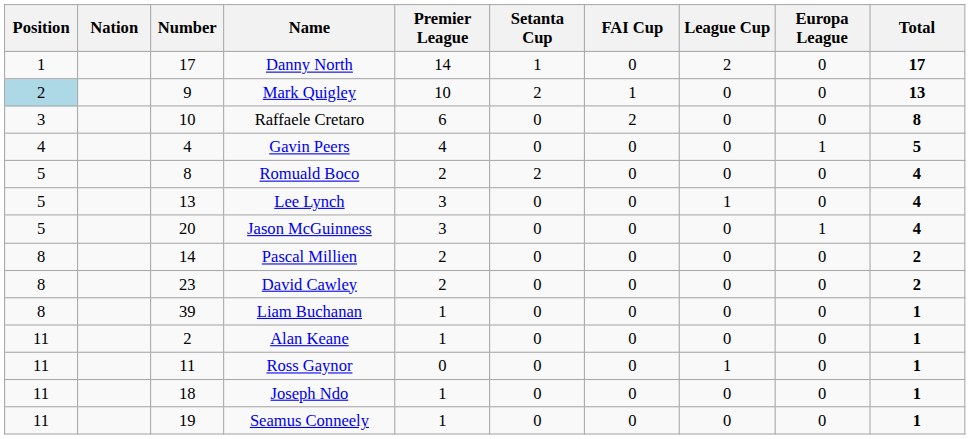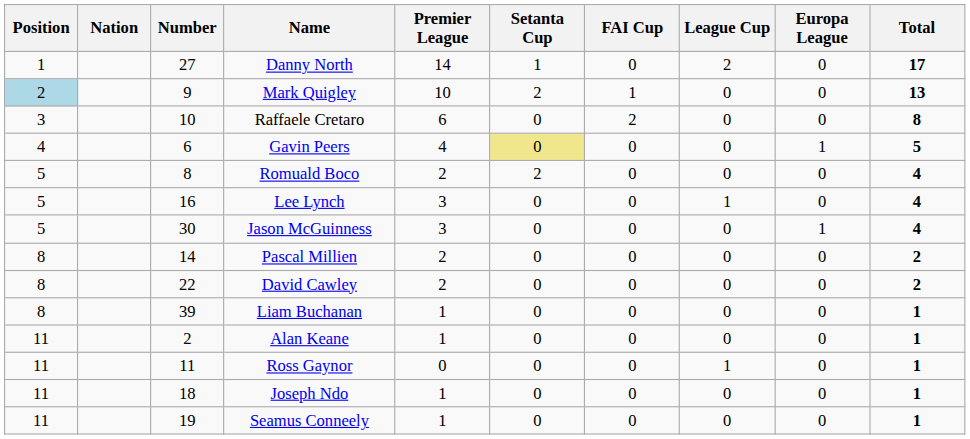(187, 65) 17 -> (187, 65) 27
(187, 147) 4 -> (187, 147) 6
(537, 147) no background -> (537, 147) khaki background
(187, 201) 13 -> (187, 201) 16
(187, 229) 20 -> (187, 229) 30
(187, 283) 23 -> (187, 283) 22
